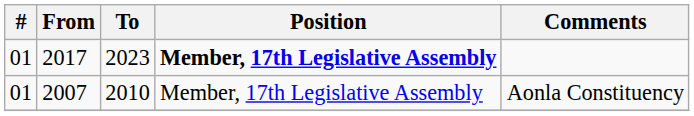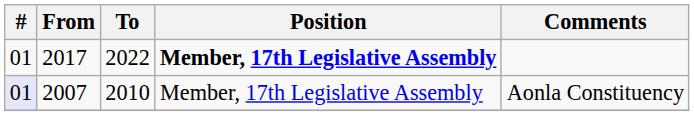(128, 57) 2023 -> (128, 57) 2022
(21, 92) no background -> (21, 92) lavender background
